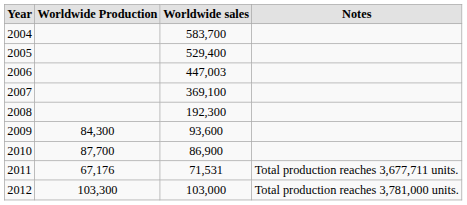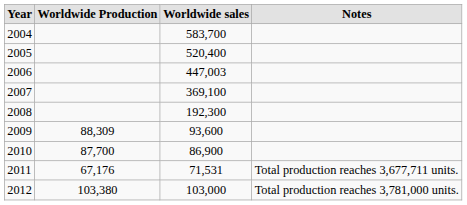(206, 53) 529,400 -> (206, 53) 520,400
(97, 131) 84,300 -> (97, 131) 88,309
(97, 190) 103,300 -> (97, 190) 103,380
